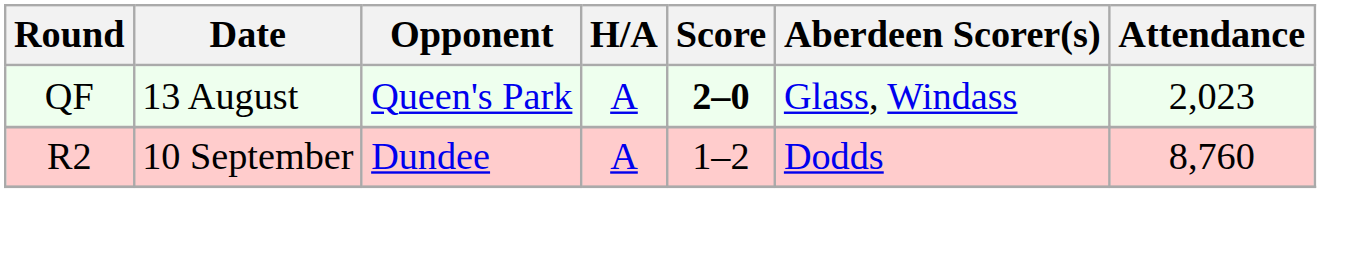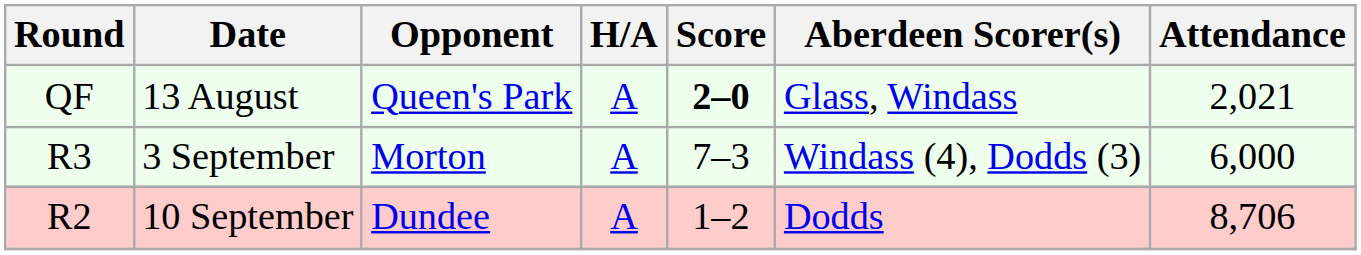(1212, 95) 2,023 -> (1252, 95) 2,021
+ row: (238, 156)
(1212, 156) 8,760 -> (1252, 216) 8,706
